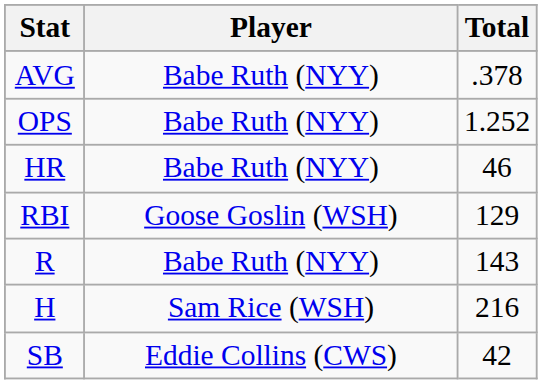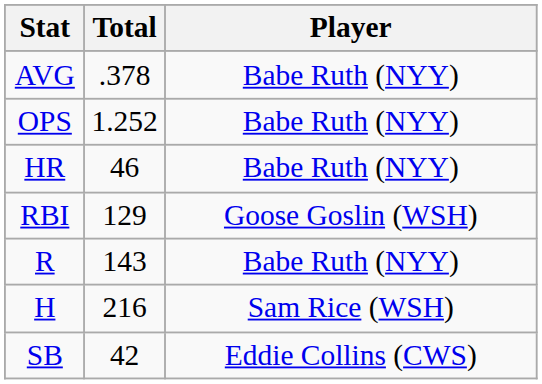columns swapped: (271, 27) <-> (497, 27)
